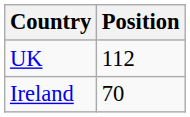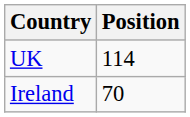(118, 58) 112 -> (118, 58) 114
